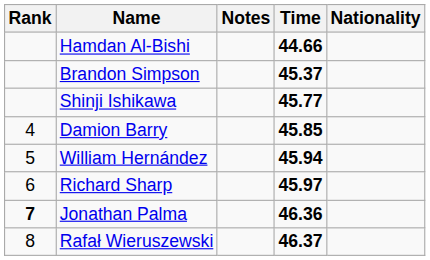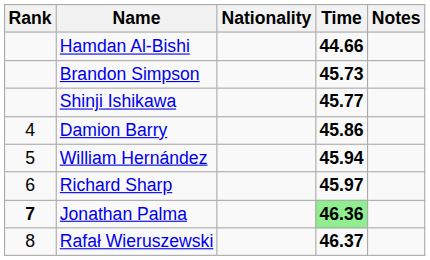columns swapped: (376, 18) <-> (246, 18)
(300, 74) 45.37 -> (342, 74) 45.73
(300, 130) 45.85 -> (342, 130) 45.86
(300, 213) no background -> (342, 213) lightgreen background
